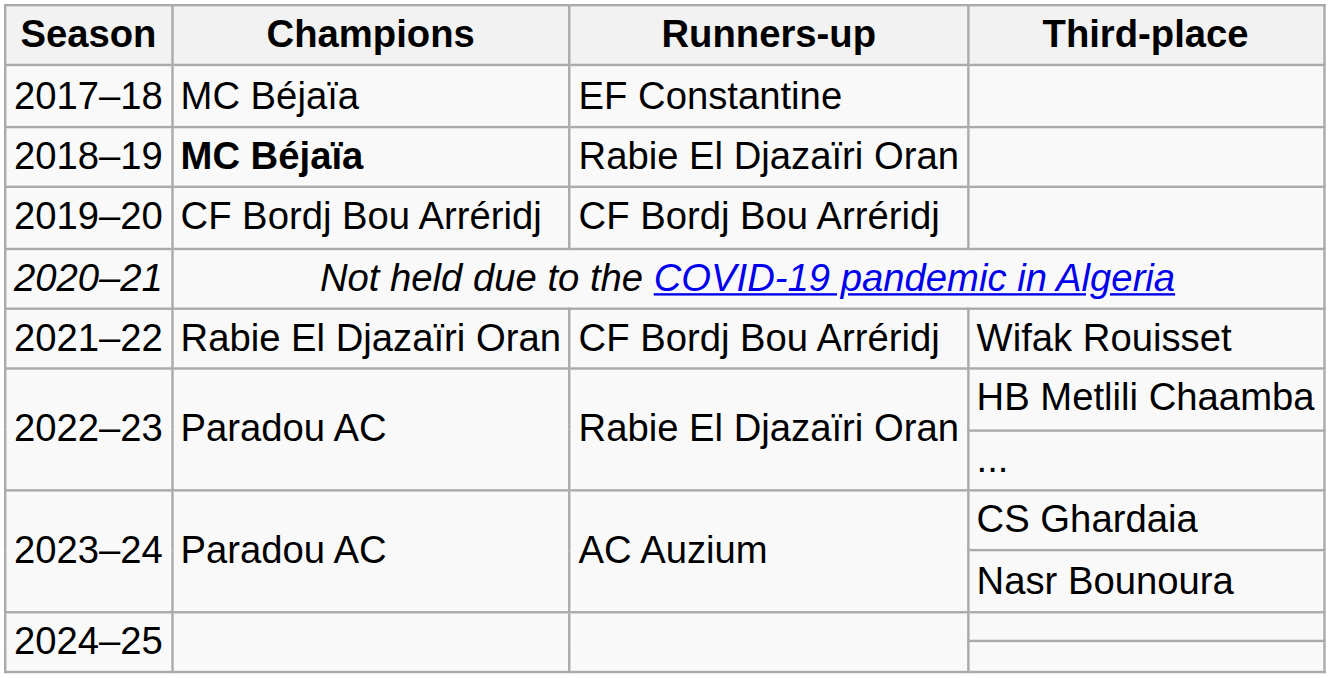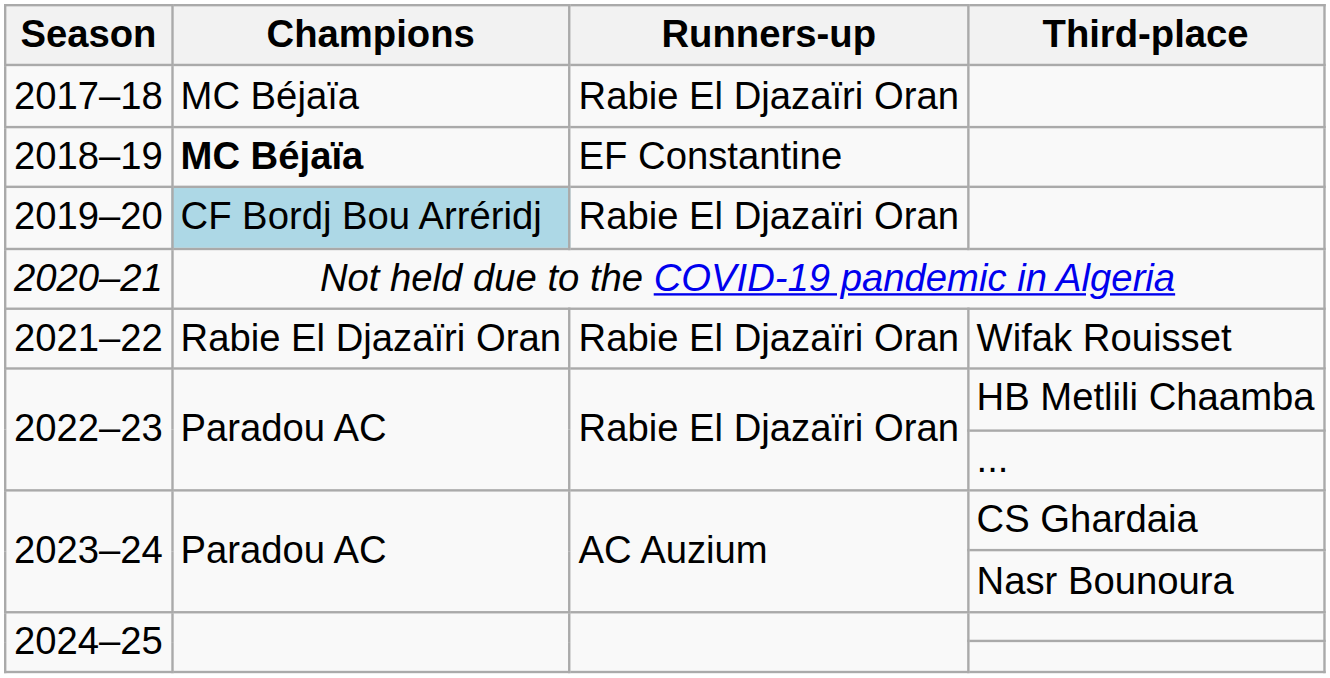(710, 95) EF Constantine -> (769, 95) Rabie El Djazaïri Oran
(769, 156) Rabie El Djazaïri Oran -> (710, 156) EF Constantine
(361, 216) no background -> (361, 216) lightblue background
(759, 216) CF Bordj Bou Arréridj -> (769, 216) Rabie El Djazaïri Oran
(759, 338) CF Bordj Bou Arréridj -> (769, 338) Rabie El Djazaïri Oran
